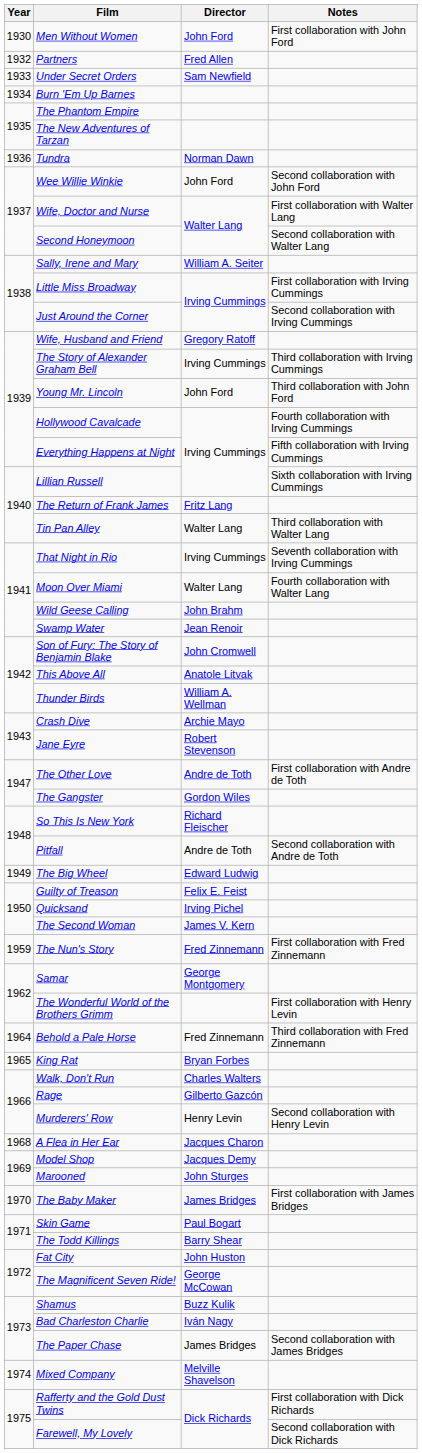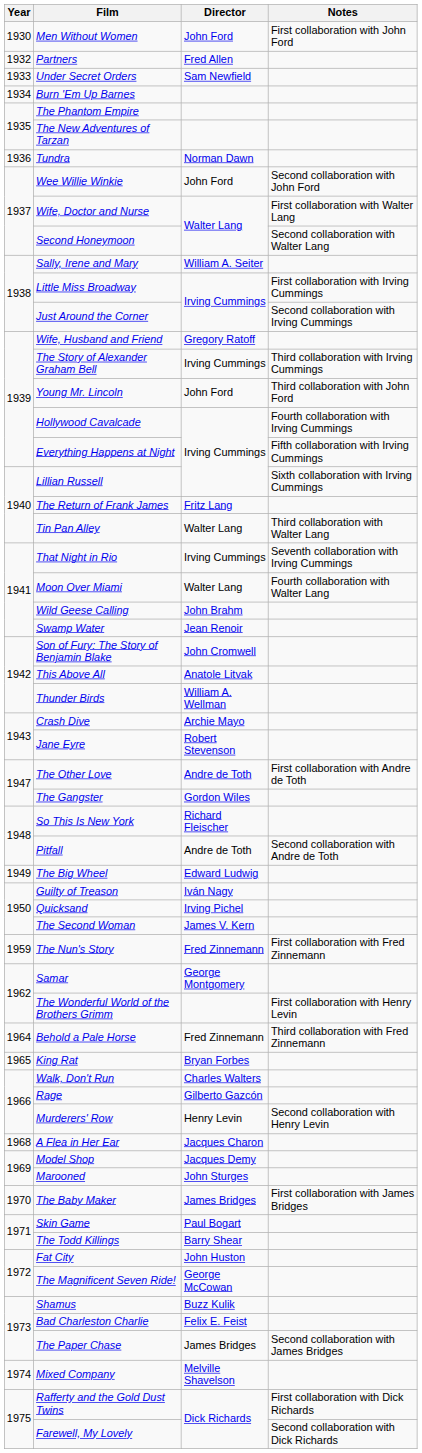(215, 891) Felix E. Feist -> (208, 891) Iván Nagy
(208, 1322) Iván Nagy -> (215, 1322) Felix E. Feist
